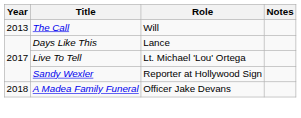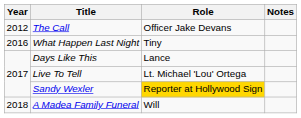(17, 27) 2013 -> (17, 27) 2012
(151, 27) Will -> (187, 27) Officer Jake Devans
+ row: (86, 43)
(203, 74) no background -> (203, 89) gold background
(187, 89) Officer Jake Devans -> (151, 105) Will
